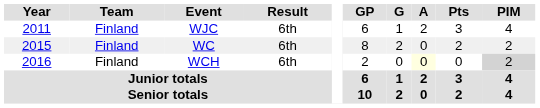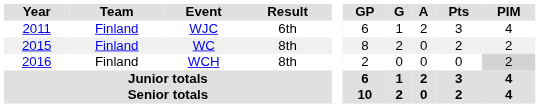(288, 45) 6th -> (288, 45) 8th
(288, 62) 6th -> (288, 62) 8th
(424, 62) lightyellow background -> (424, 62) no background
